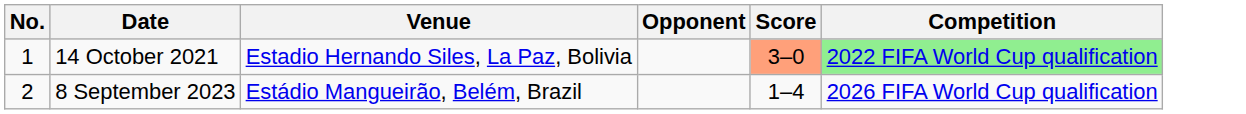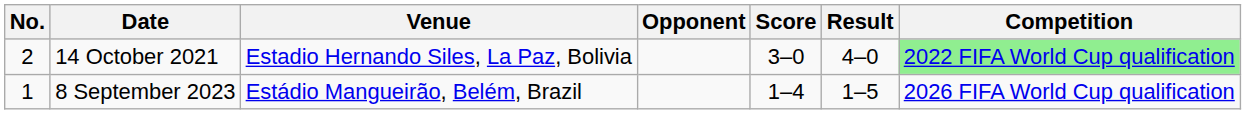+ column: (860, 21)
(27, 56) 1 -> (27, 56) 2
(786, 56) lightsalmon background -> (786, 56) no background
(27, 91) 2 -> (27, 91) 1
